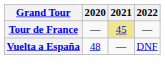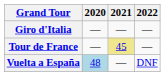+ row: (43, 29)
(95, 46) no background -> (95, 63) lightblue background
